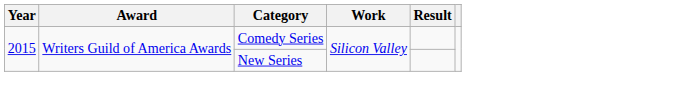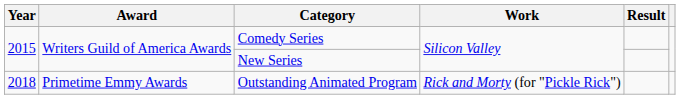+ row: (327, 82)
